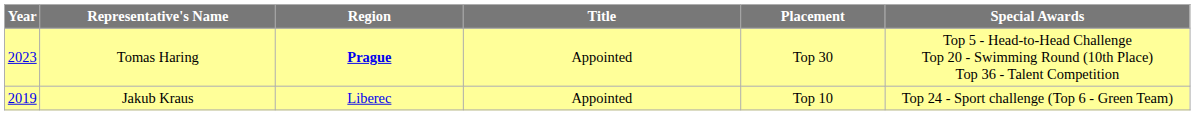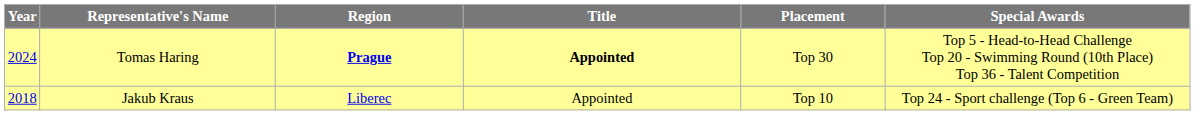(22, 57) 2023 -> (22, 57) 2024
(602, 57) normal -> (602, 57) bold
(22, 98) 2019 -> (22, 98) 2018
